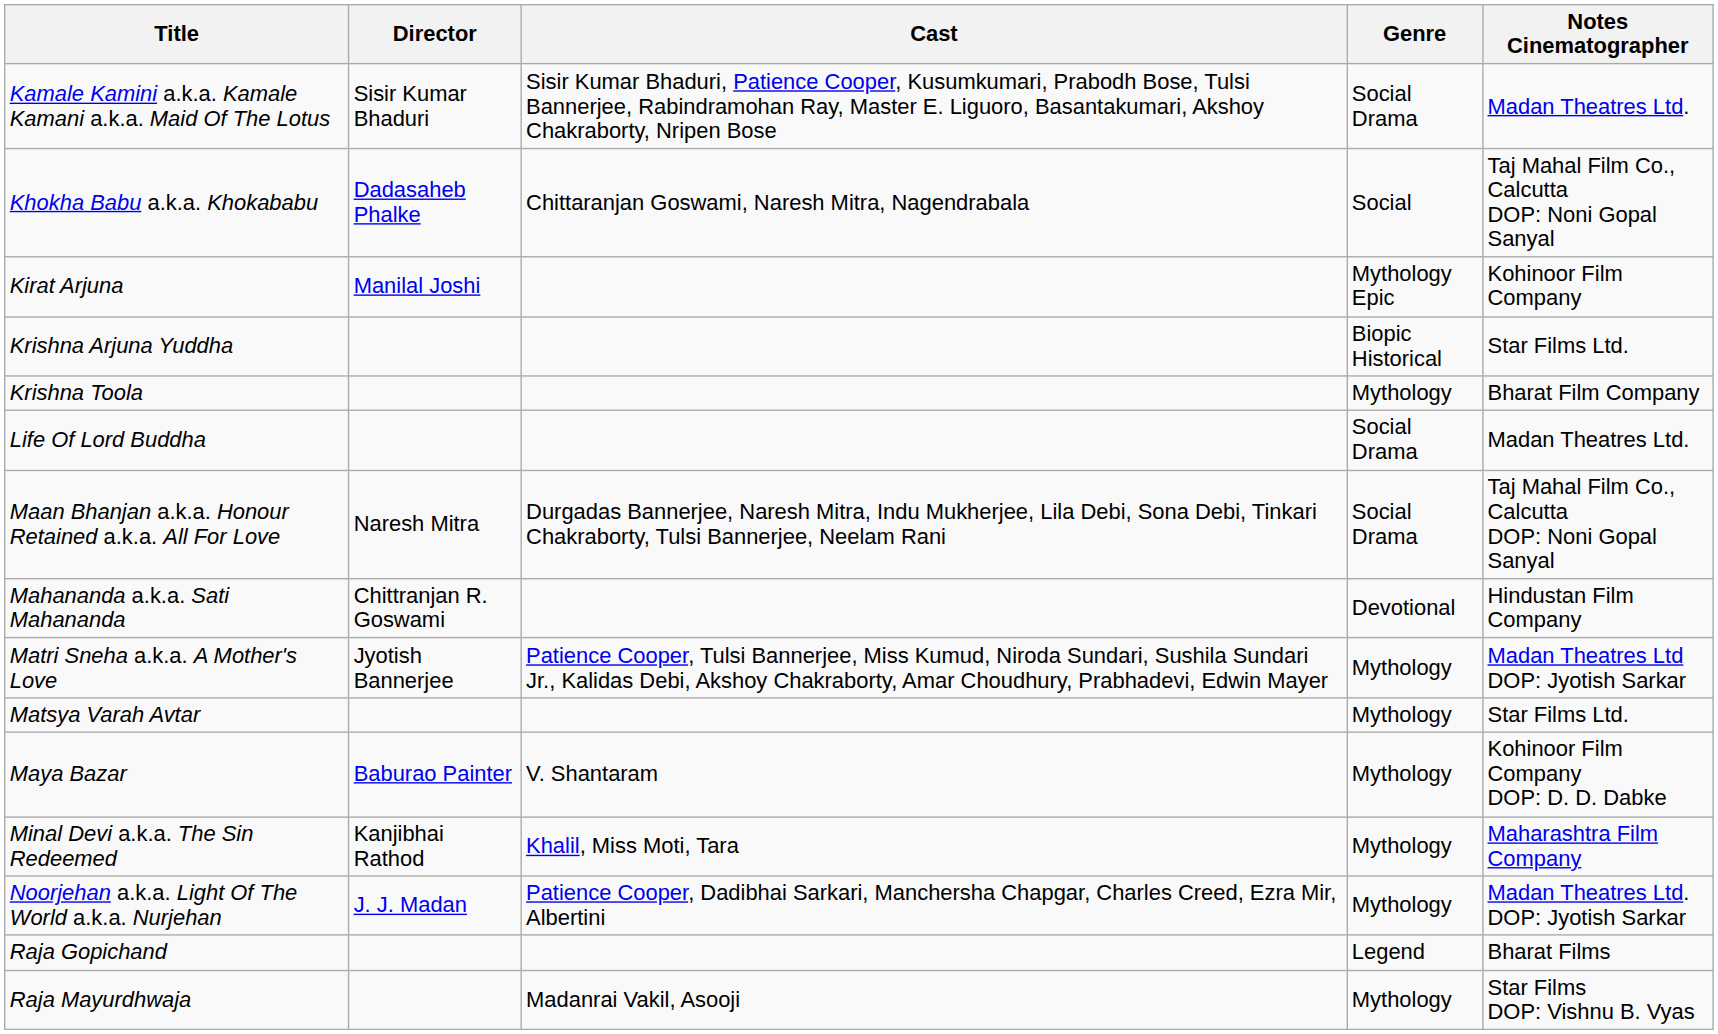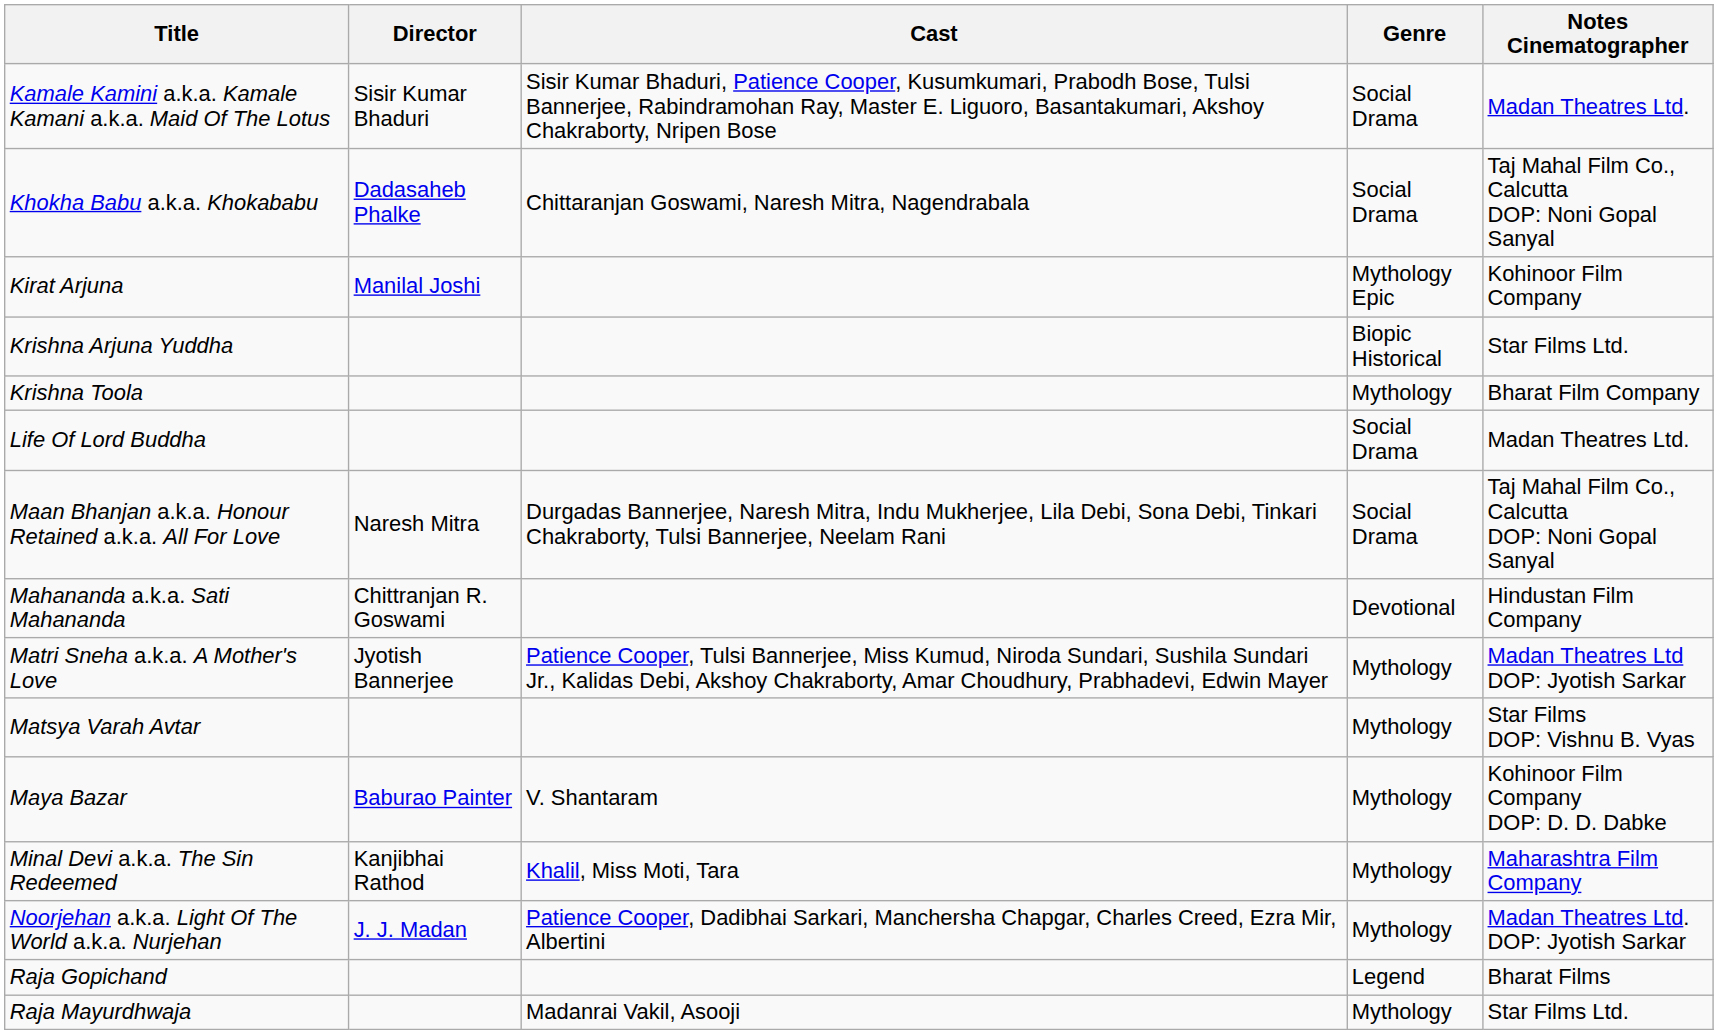(1382, 202) Social -> (1385, 202) Social Drama
(1558, 714) Star Films Ltd. -> (1591, 727) Star Films DOP: Vishnu B. Vyas
(1591, 999) Star Films DOP: Vishnu B. Vyas -> (1558, 1011) Star Films Ltd.
